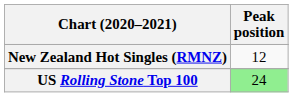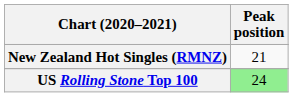(259, 56) 12 -> (259, 56) 21
